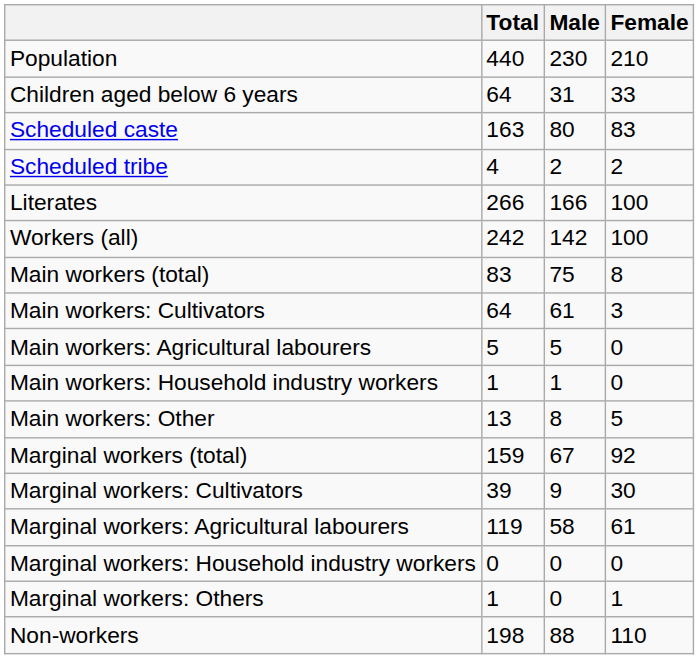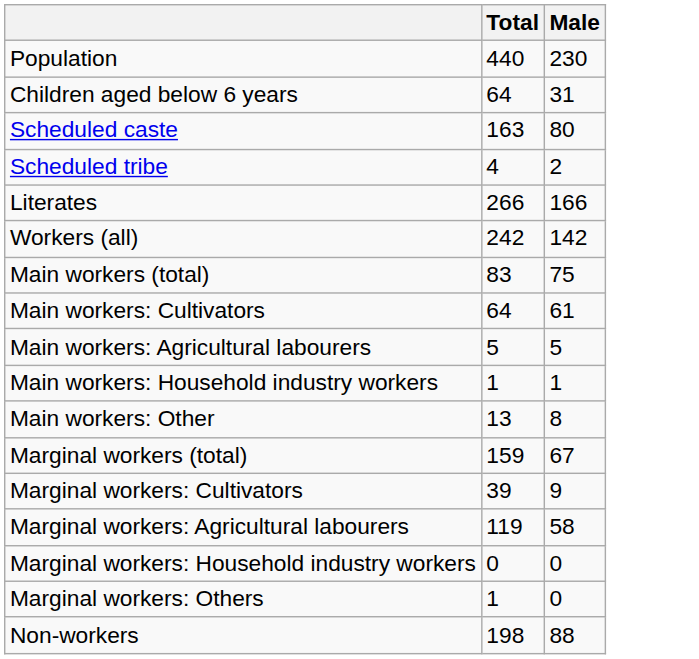- column: (650, 22)
